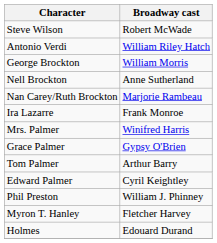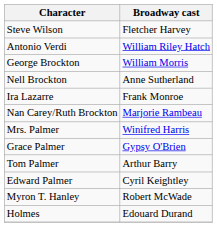(157, 29) Robert McWade -> (157, 29) Fletcher Harvey
rows swapped: (62, 96) <-> (30, 113)
- row: (32, 197)
(157, 213) Fletcher Harvey -> (157, 197) Robert McWade
